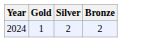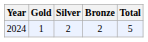+ column: (130, 12)
